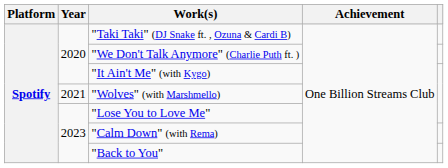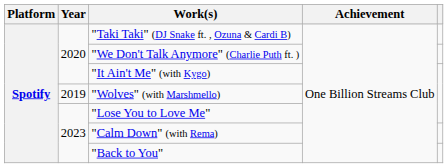(73, 93) 2021 -> (73, 93) 2019
